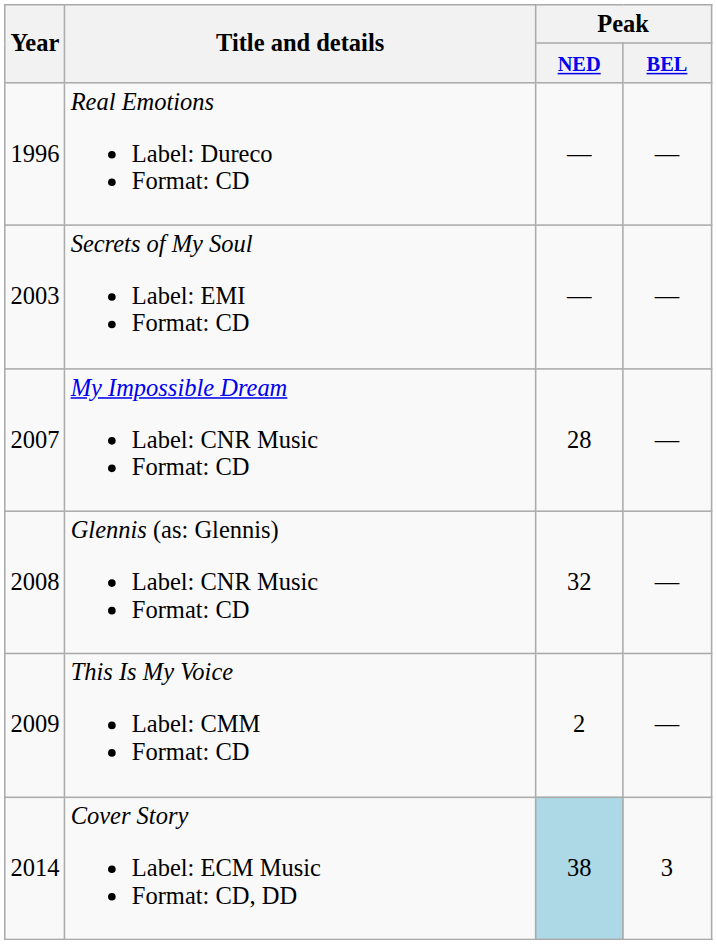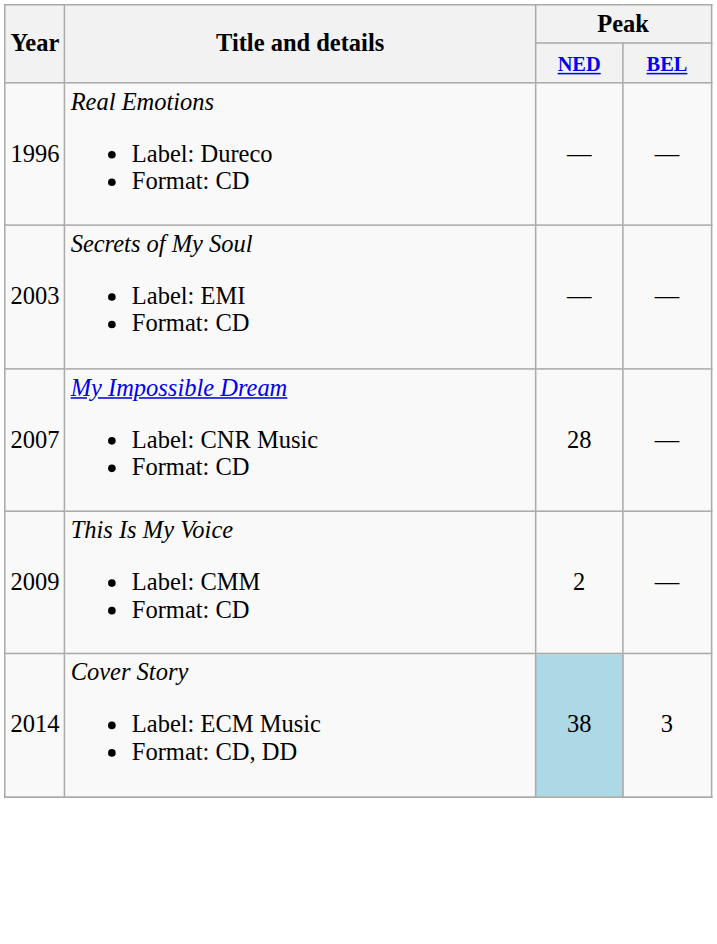- row: (300, 570)
